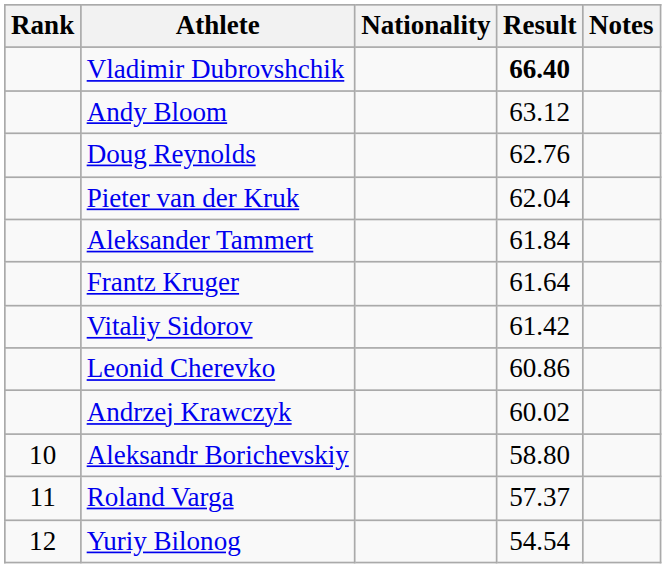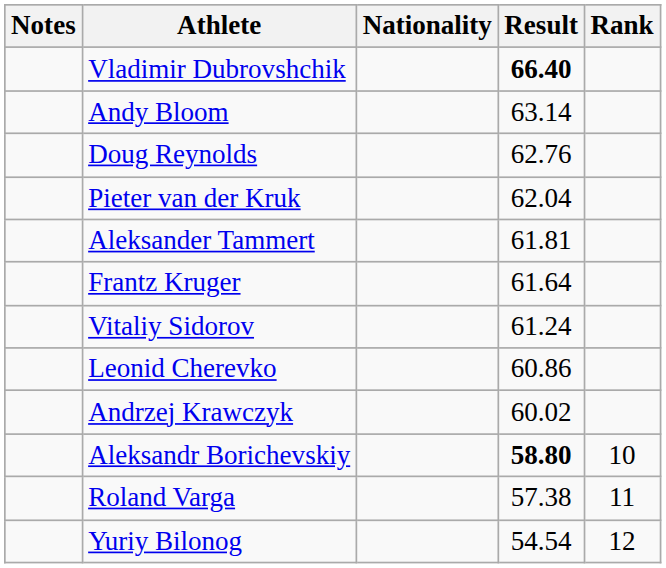columns swapped: (43, 25) <-> (621, 25)
(540, 111) 63.12 -> (541, 111) 63.14
(540, 240) 61.84 -> (541, 240) 61.81
(540, 326) 61.42 -> (541, 326) 61.24
(540, 454) normal -> (541, 454) bold
(540, 497) 57.37 -> (541, 497) 57.38
